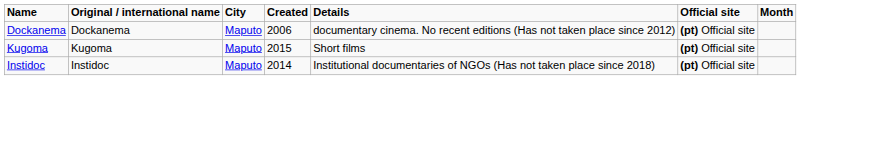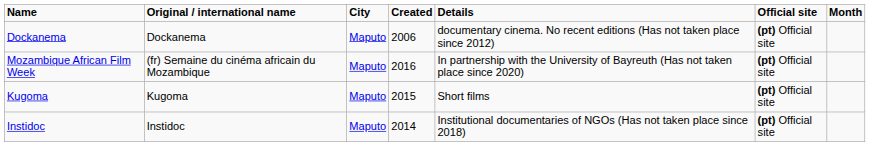+ row: (69, 66)
